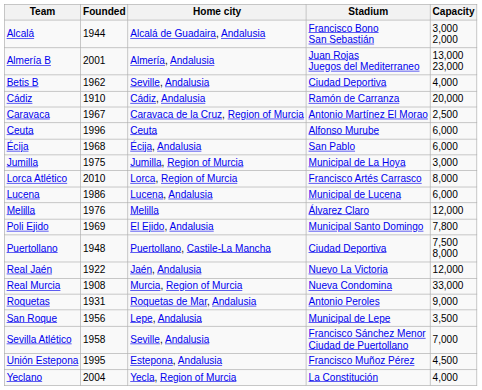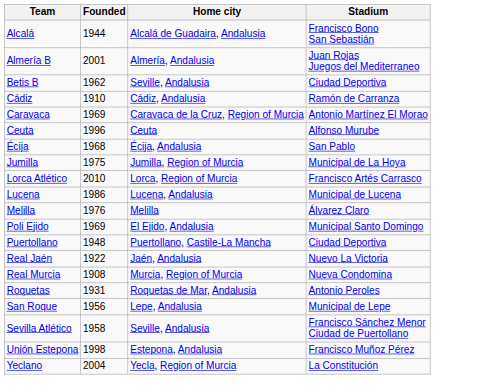- column: (454, 12)
(94, 115) 1967 -> (94, 115) 1969
(94, 361) 1995 -> (94, 350) 1998
